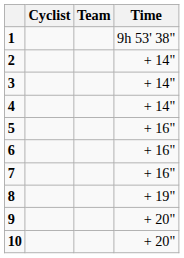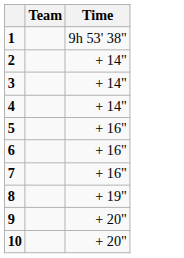- column: (49, 15)
